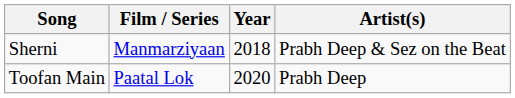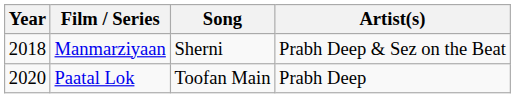columns swapped: (252, 19) <-> (57, 19)
